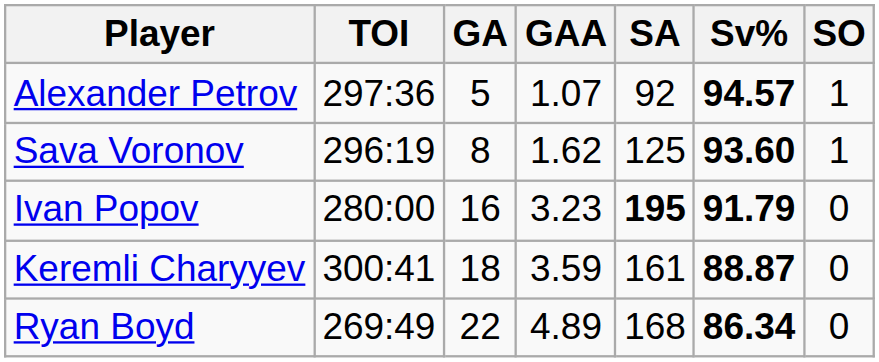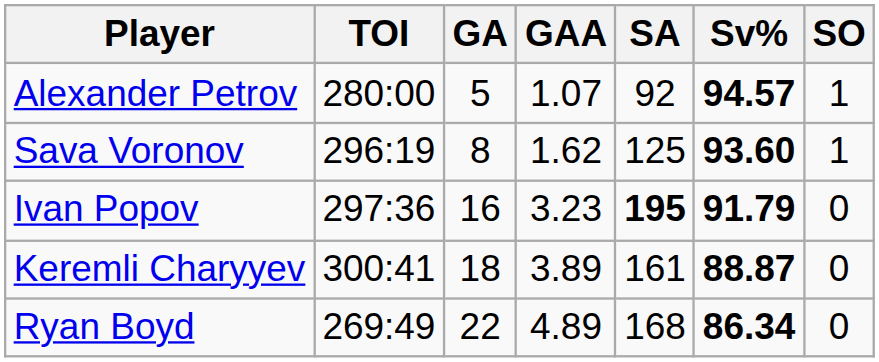(379, 92) 297:36 -> (379, 92) 280:00
(379, 209) 280:00 -> (379, 209) 297:36
(566, 268) 3.59 -> (566, 268) 3.89
